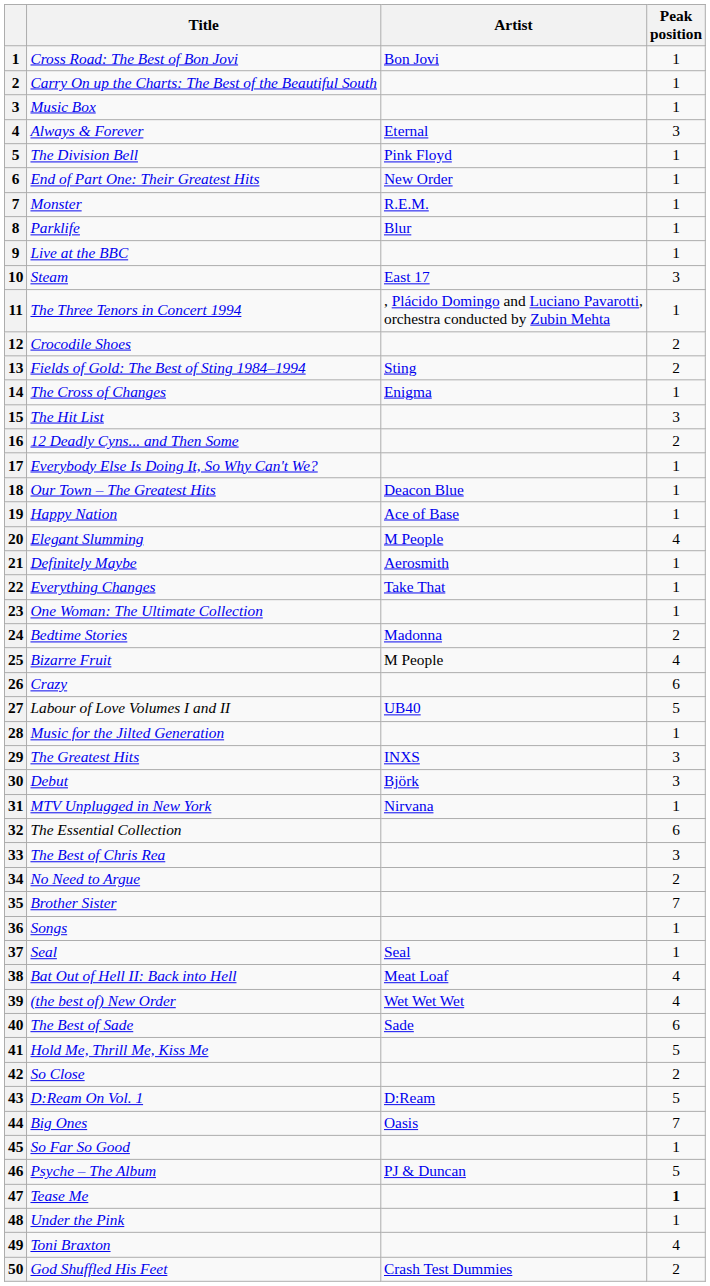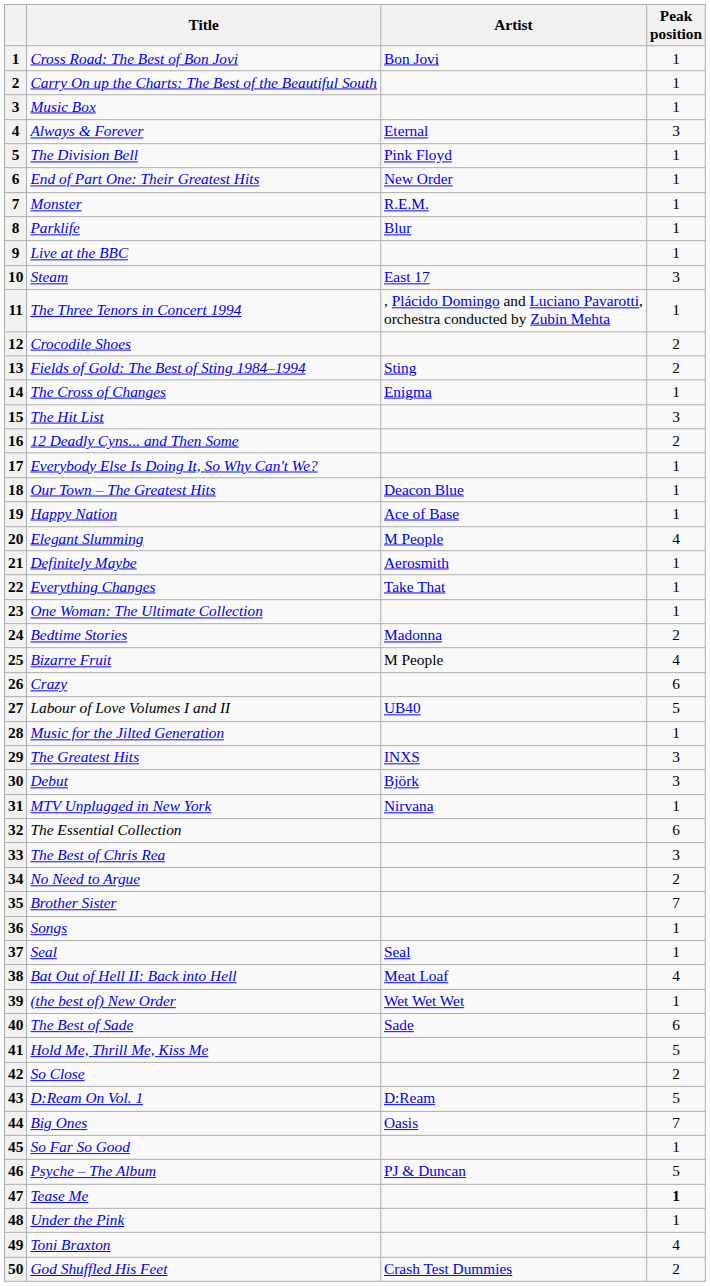(676, 1001) 4 -> (676, 1001) 1
